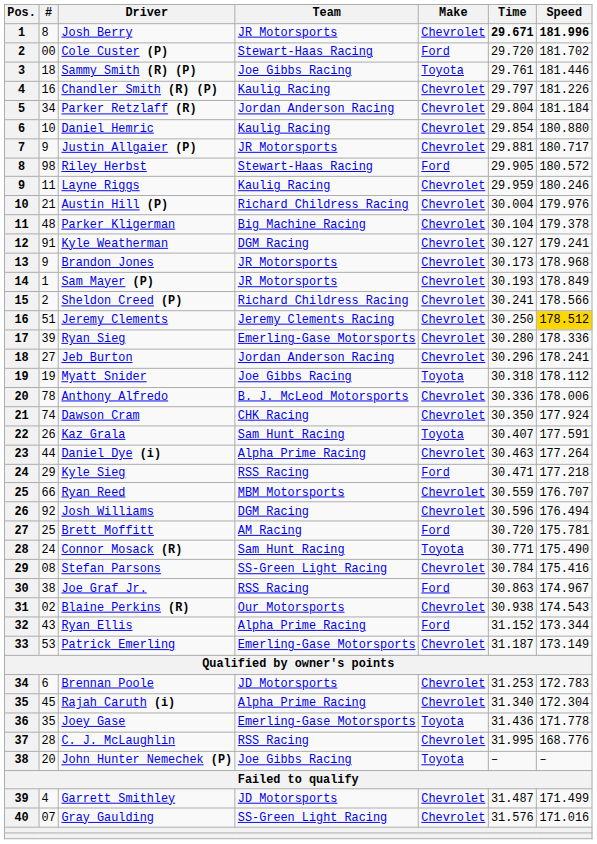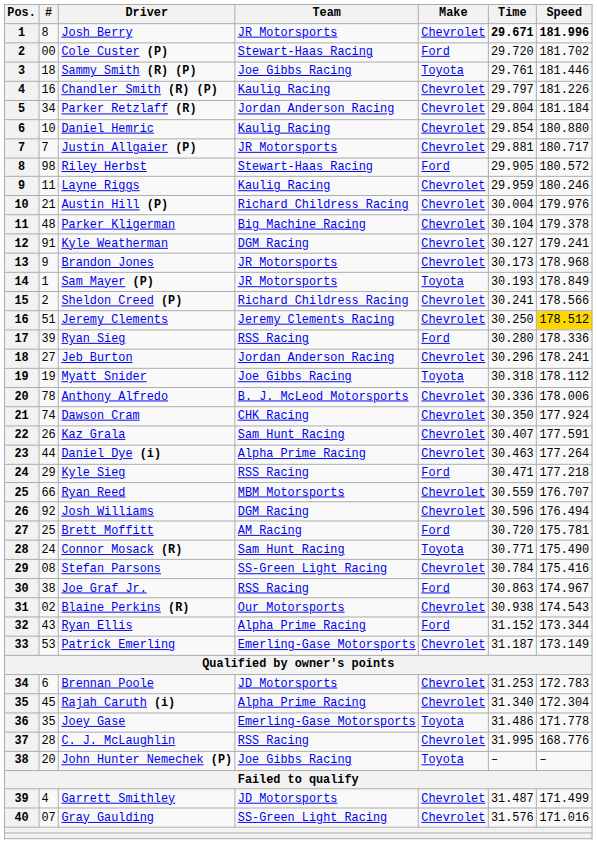(45, 148) 9 -> (45, 148) 7
(453, 282) Chevrolet -> (443, 282) Toyota
(327, 340) Emerling-Gase Motorsports -> (273, 340) RSS Racing
(453, 340) Chevrolet -> (436, 340) Ford
(443, 435) Toyota -> (453, 435) Chevrolet
(512, 723) 31.436 -> (512, 723) 31.486
